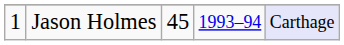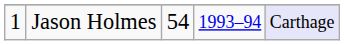(178, 22) 45 -> (178, 22) 54
